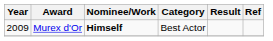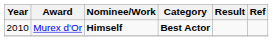(18, 28) 2009 -> (18, 28) 2010
(183, 28) normal -> (185, 28) bold
